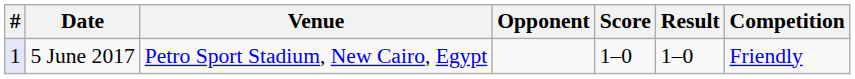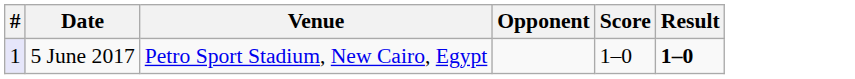- column: (787, 21)
(677, 55) normal -> (677, 55) bold
